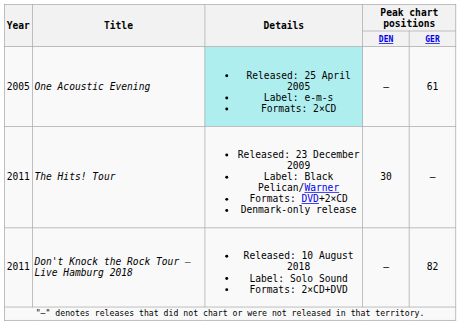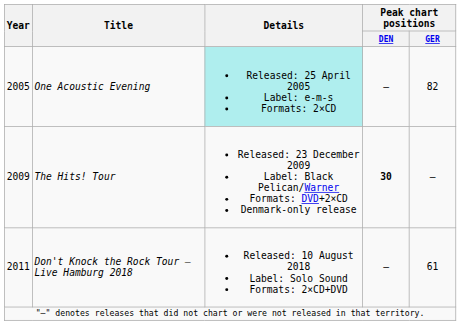(433, 86) 61 -> (433, 86) 82
(18, 177) 2011 -> (18, 177) 2009
(386, 177) normal -> (386, 177) bold
(433, 267) 82 -> (433, 267) 61
